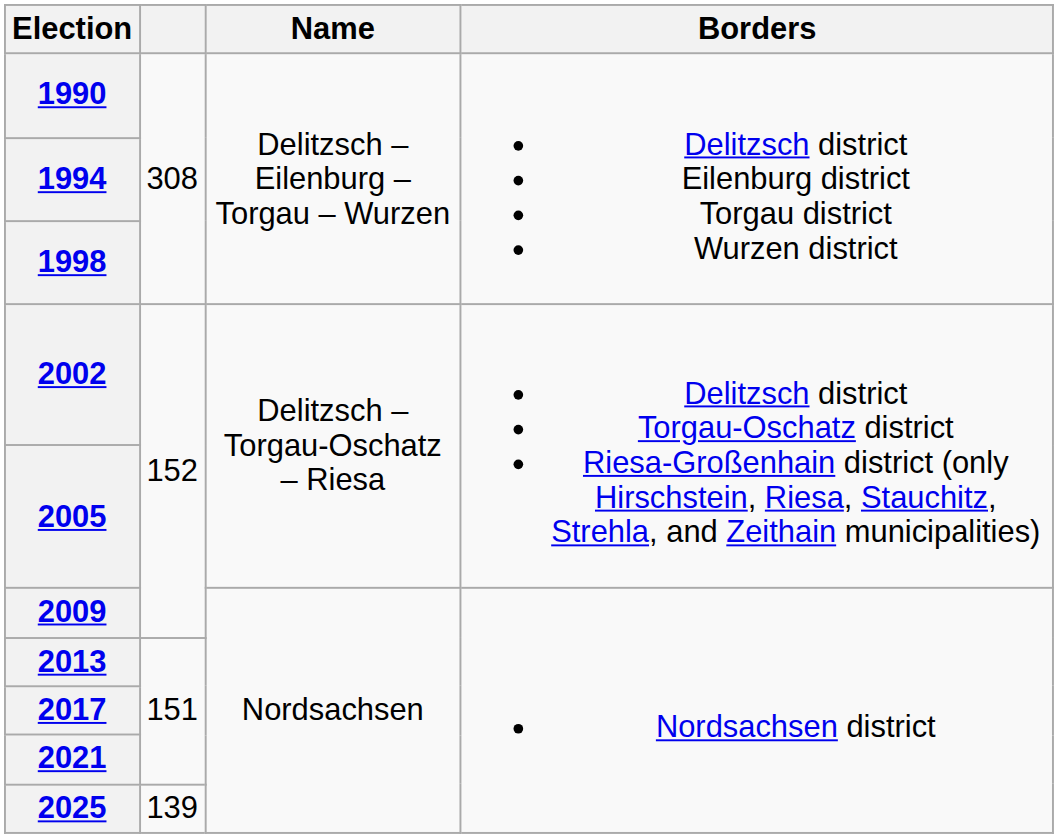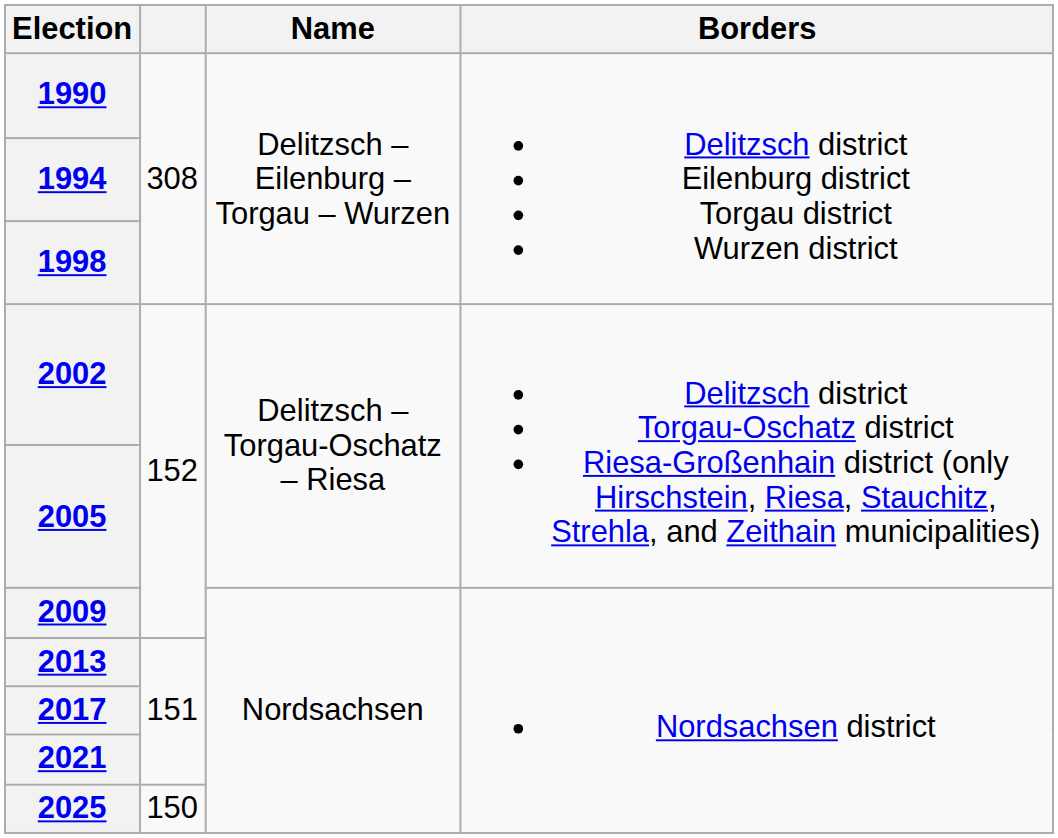(172, 807) 139 -> (172, 807) 150
